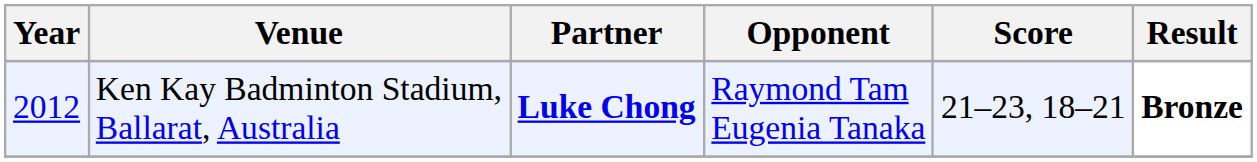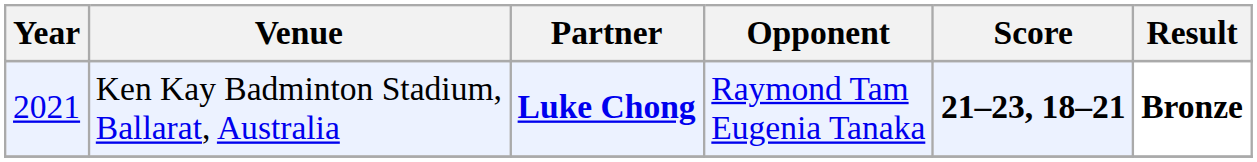(47, 107) 2012 -> (47, 107) 2021
(1033, 107) normal -> (1033, 107) bold
